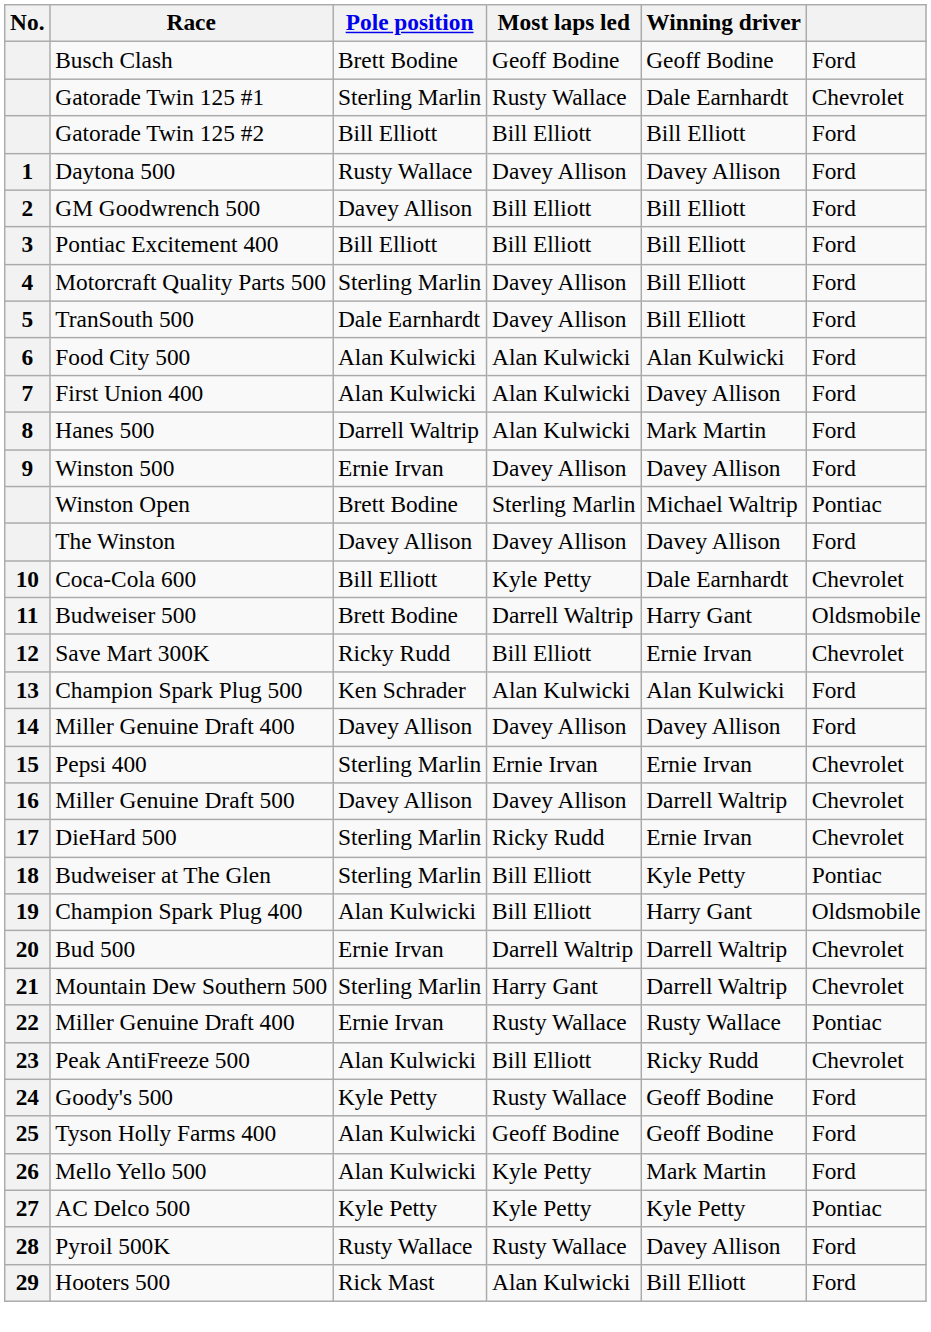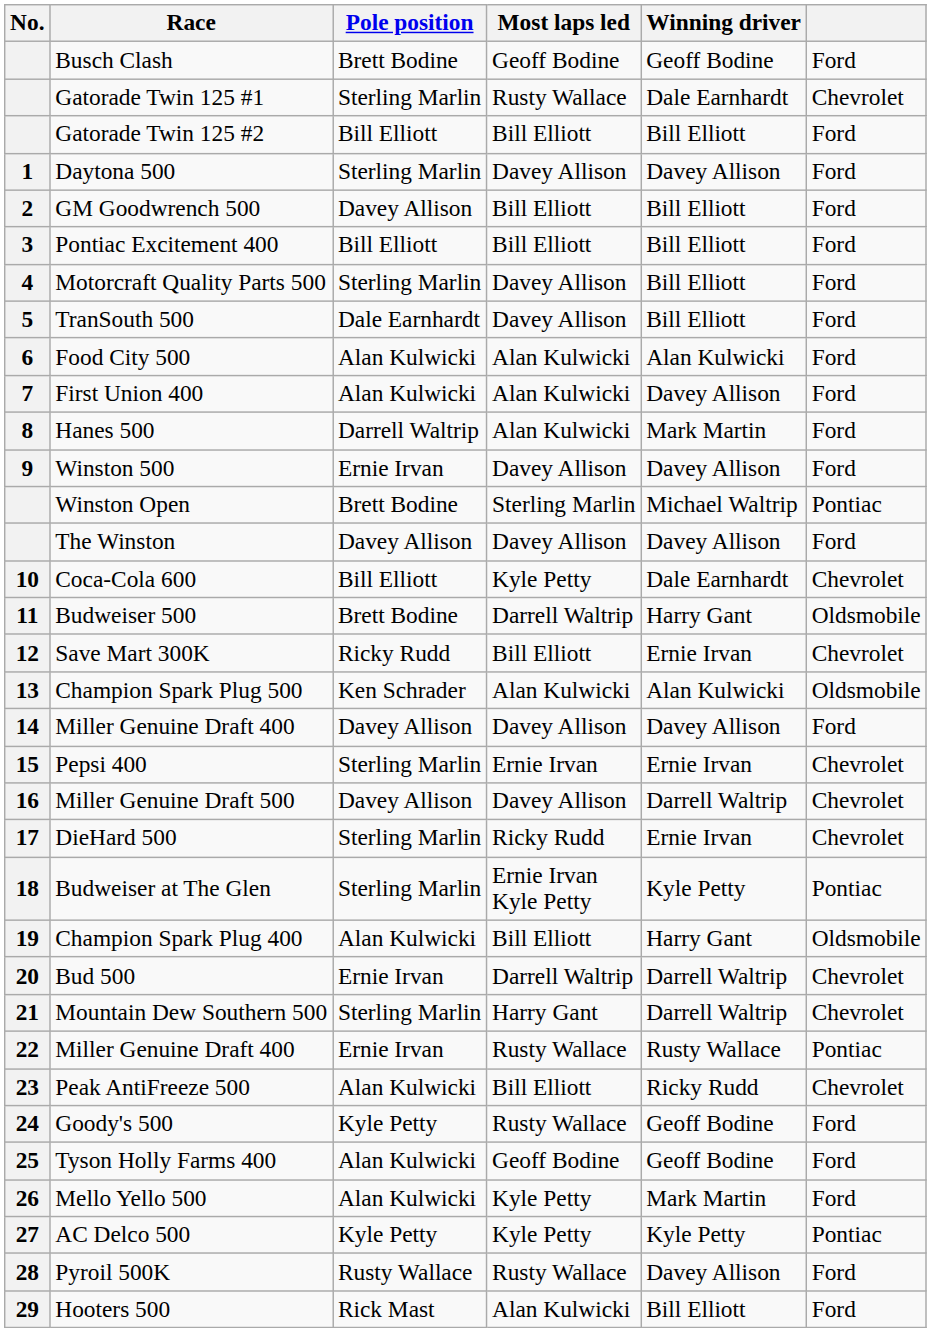(405, 171) Rusty Wallace -> (410, 171) Sterling Marlin
(834, 689) Ford -> (866, 689) Oldsmobile
(542, 875) Bill Elliott -> (545, 888) Ernie Irvan Kyle Petty
